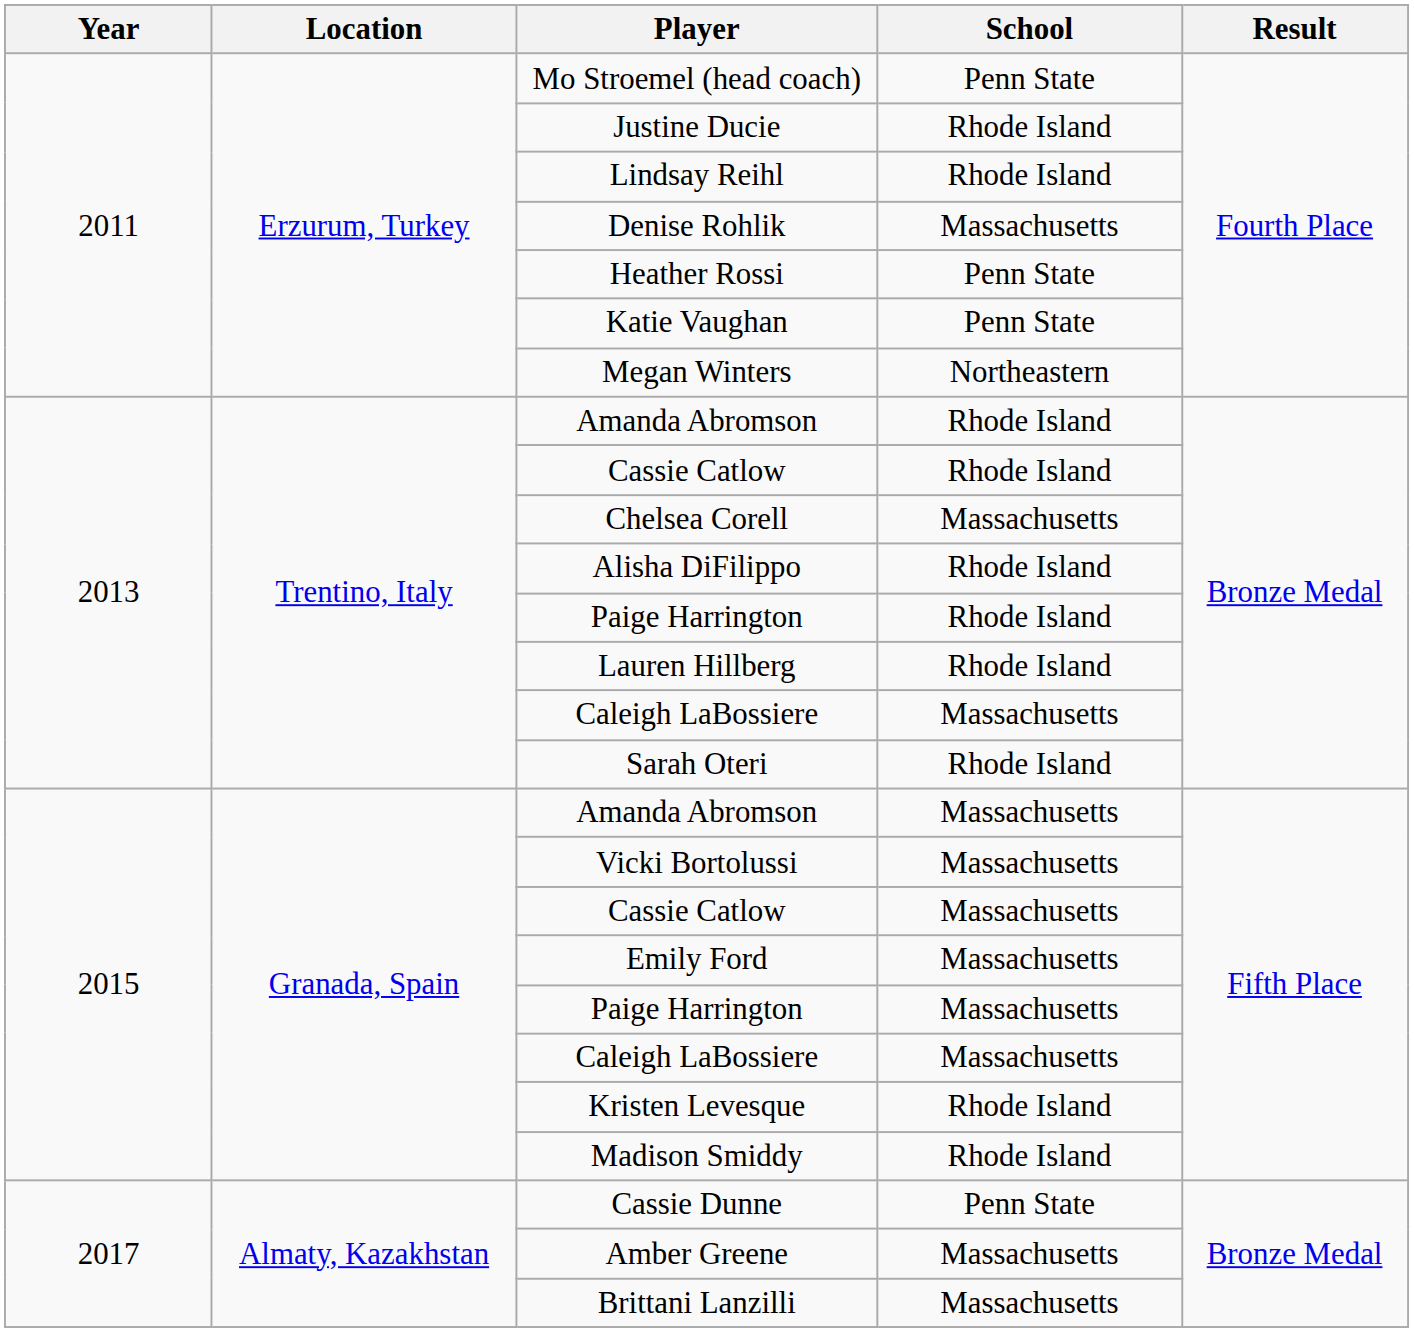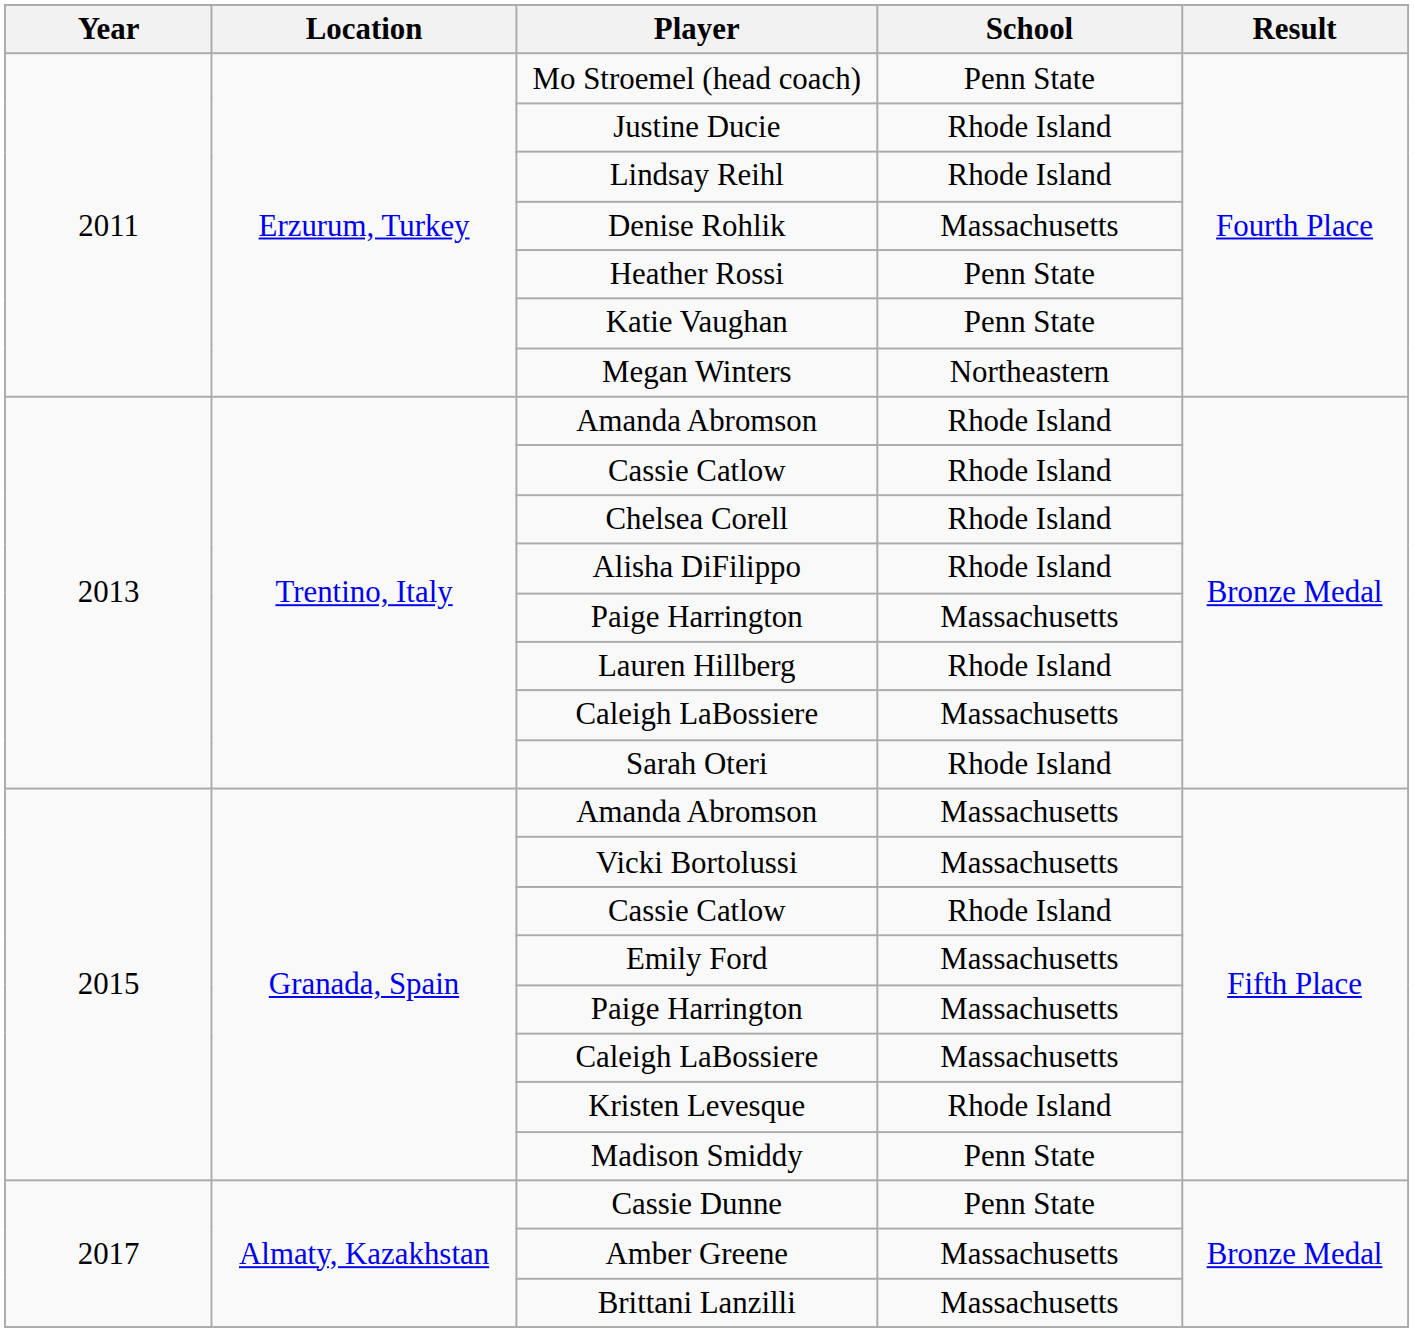(1029, 518) Massachusetts -> (1029, 518) Rhode Island
(1029, 616) Rhode Island -> (1029, 616) Massachusetts
(1029, 910) Massachusetts -> (1029, 910) Rhode Island
(1029, 1155) Rhode Island -> (1029, 1155) Penn State
